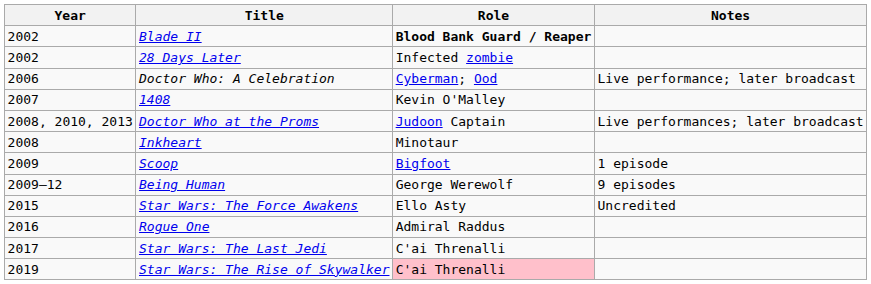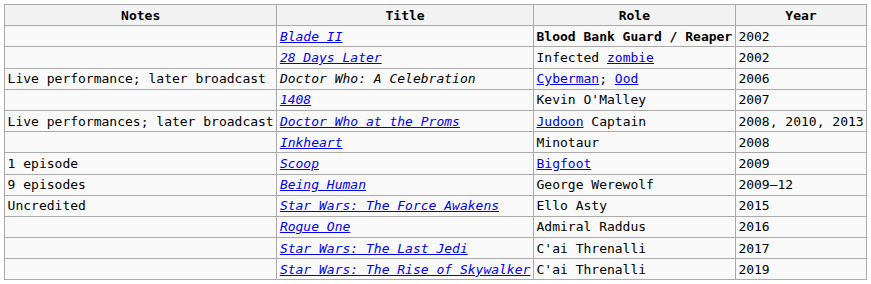columns swapped: (70, 15) <-> (731, 15)
(450, 269) pink background -> (591, 269) no background
